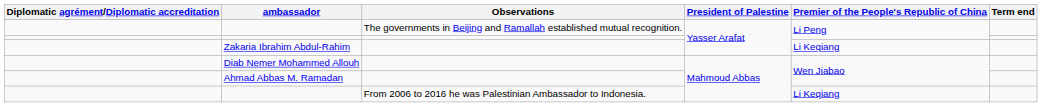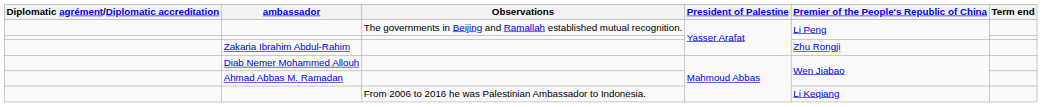(816, 47) Li Keqiang -> (817, 47) Zhu Rongji
